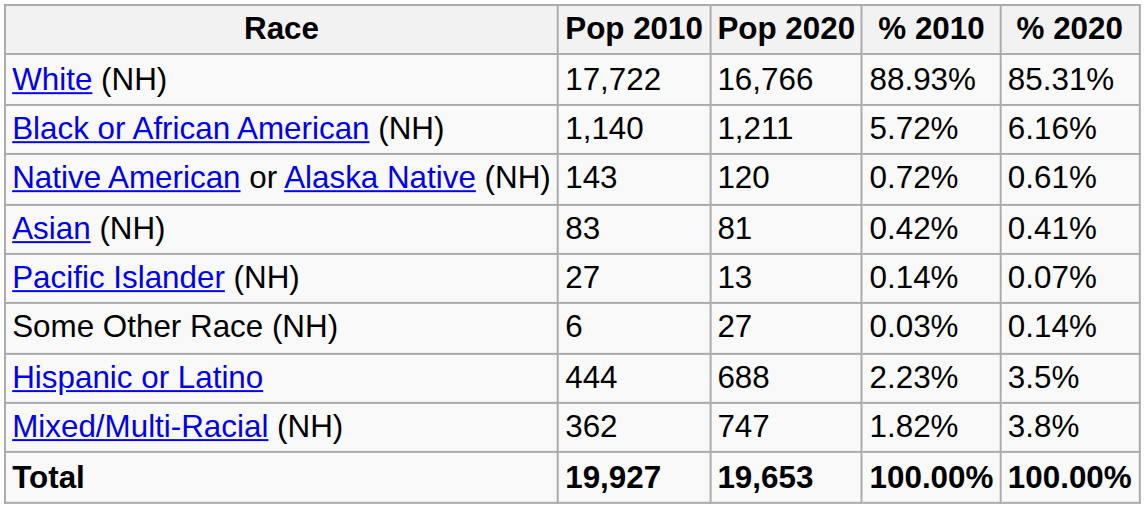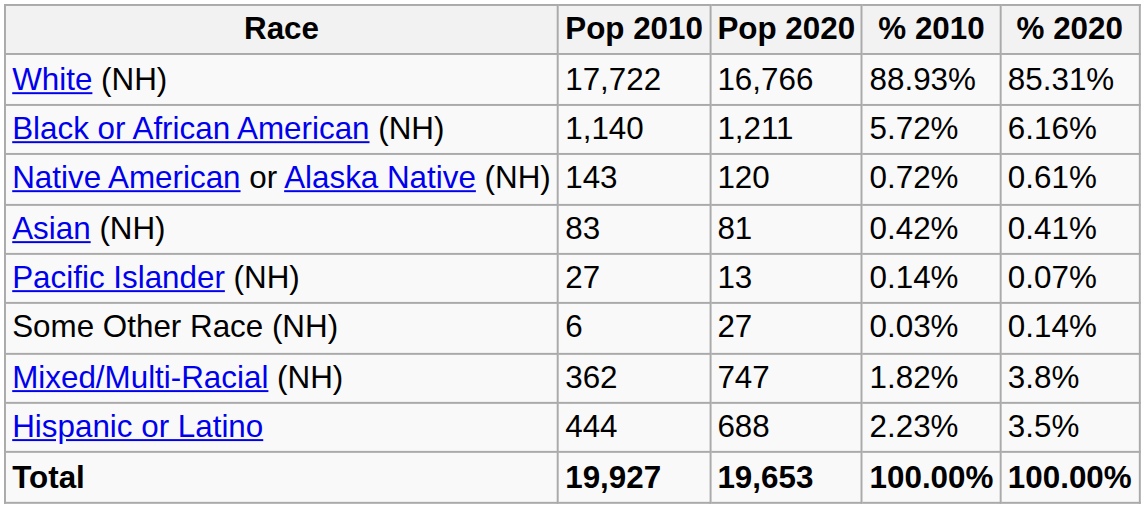rows swapped: (178, 427) <-> (138, 377)
